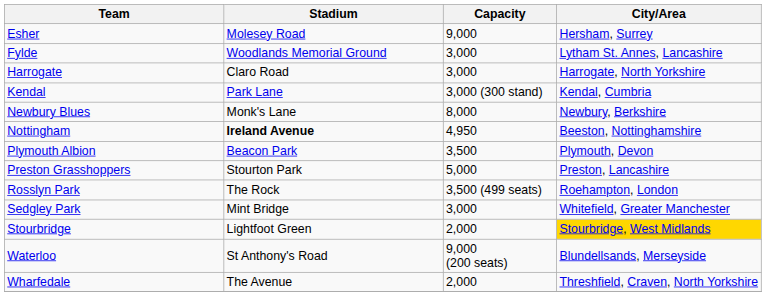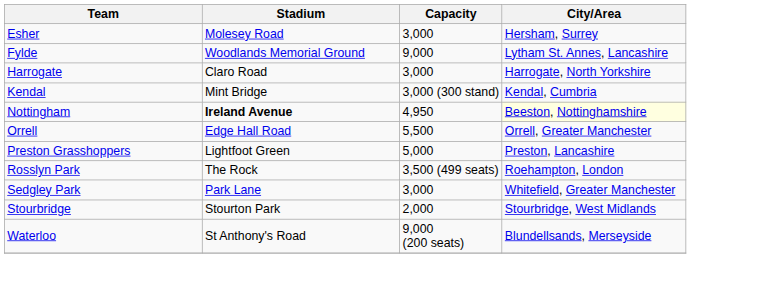(461, 33) 9,000 -> (418, 33) 3,000
(461, 53) 3,000 -> (418, 53) 9,000
(255, 92) Park Lane -> (236, 92) Mint Bridge
- row: (49, 111)
(630, 131) no background -> (576, 111) lightyellow background
+ row: (22, 131)
- row: (51, 151)
(264, 170) Stourton Park -> (247, 151) Lightfoot Green
(258, 209) Mint Bridge -> (233, 190) Park Lane
(269, 229) Lightfoot Green -> (243, 209) Stourton Park
(635, 229) gold background -> (580, 209) no background
- row: (39, 282)
